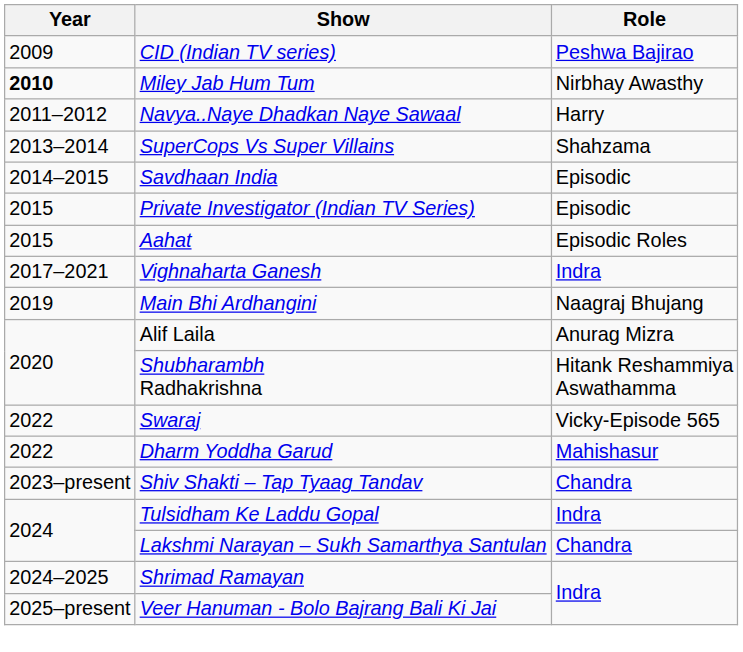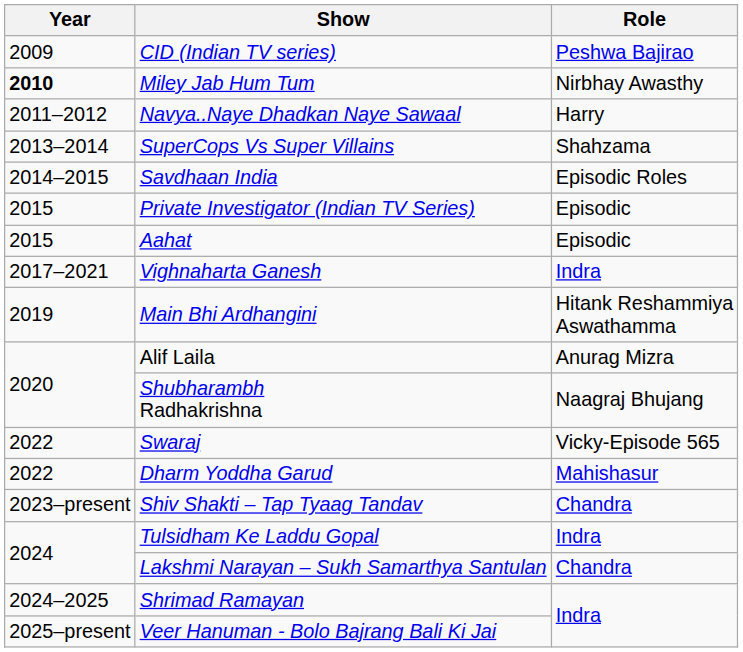(593, 177) Episodic -> (621, 177) Episodic Roles
(621, 240) Episodic Roles -> (593, 240) Episodic
(630, 303) Naagraj Bhujang -> (645, 314) Hitank Reshammiya Aswathamma
(645, 377) Hitank Reshammiya Aswathamma -> (630, 399) Naagraj Bhujang
